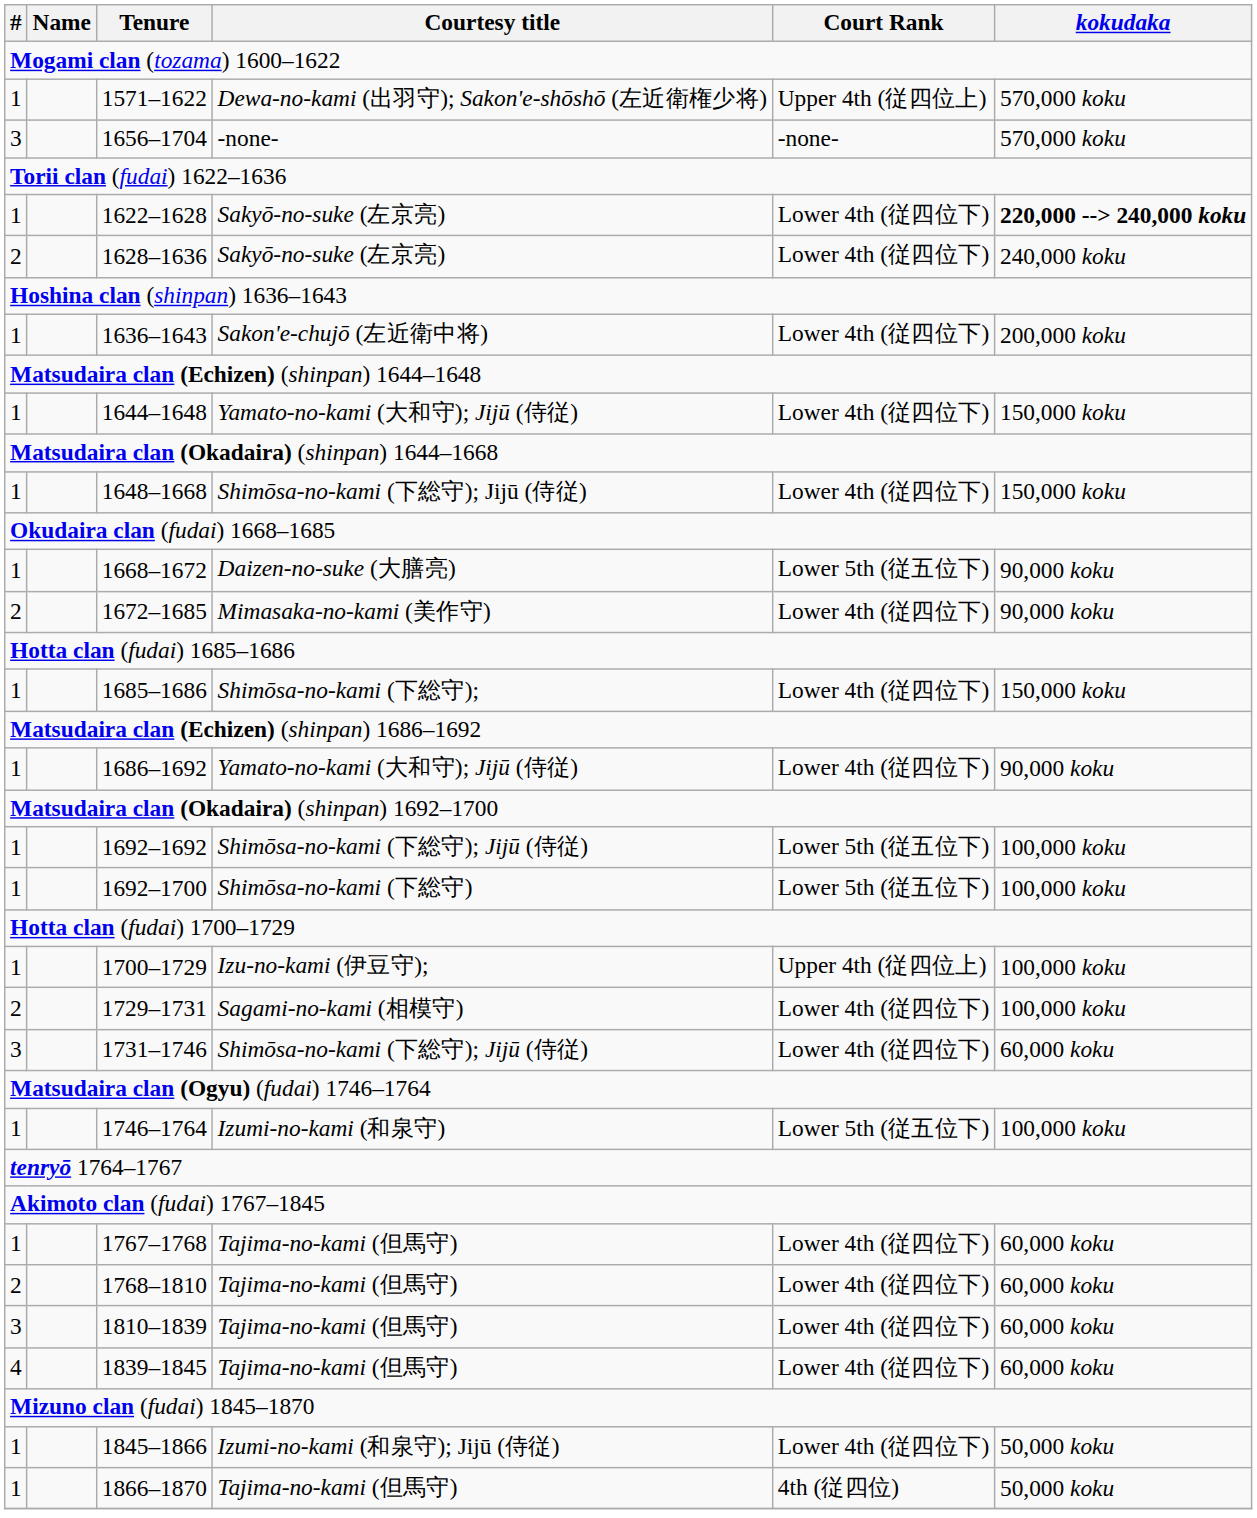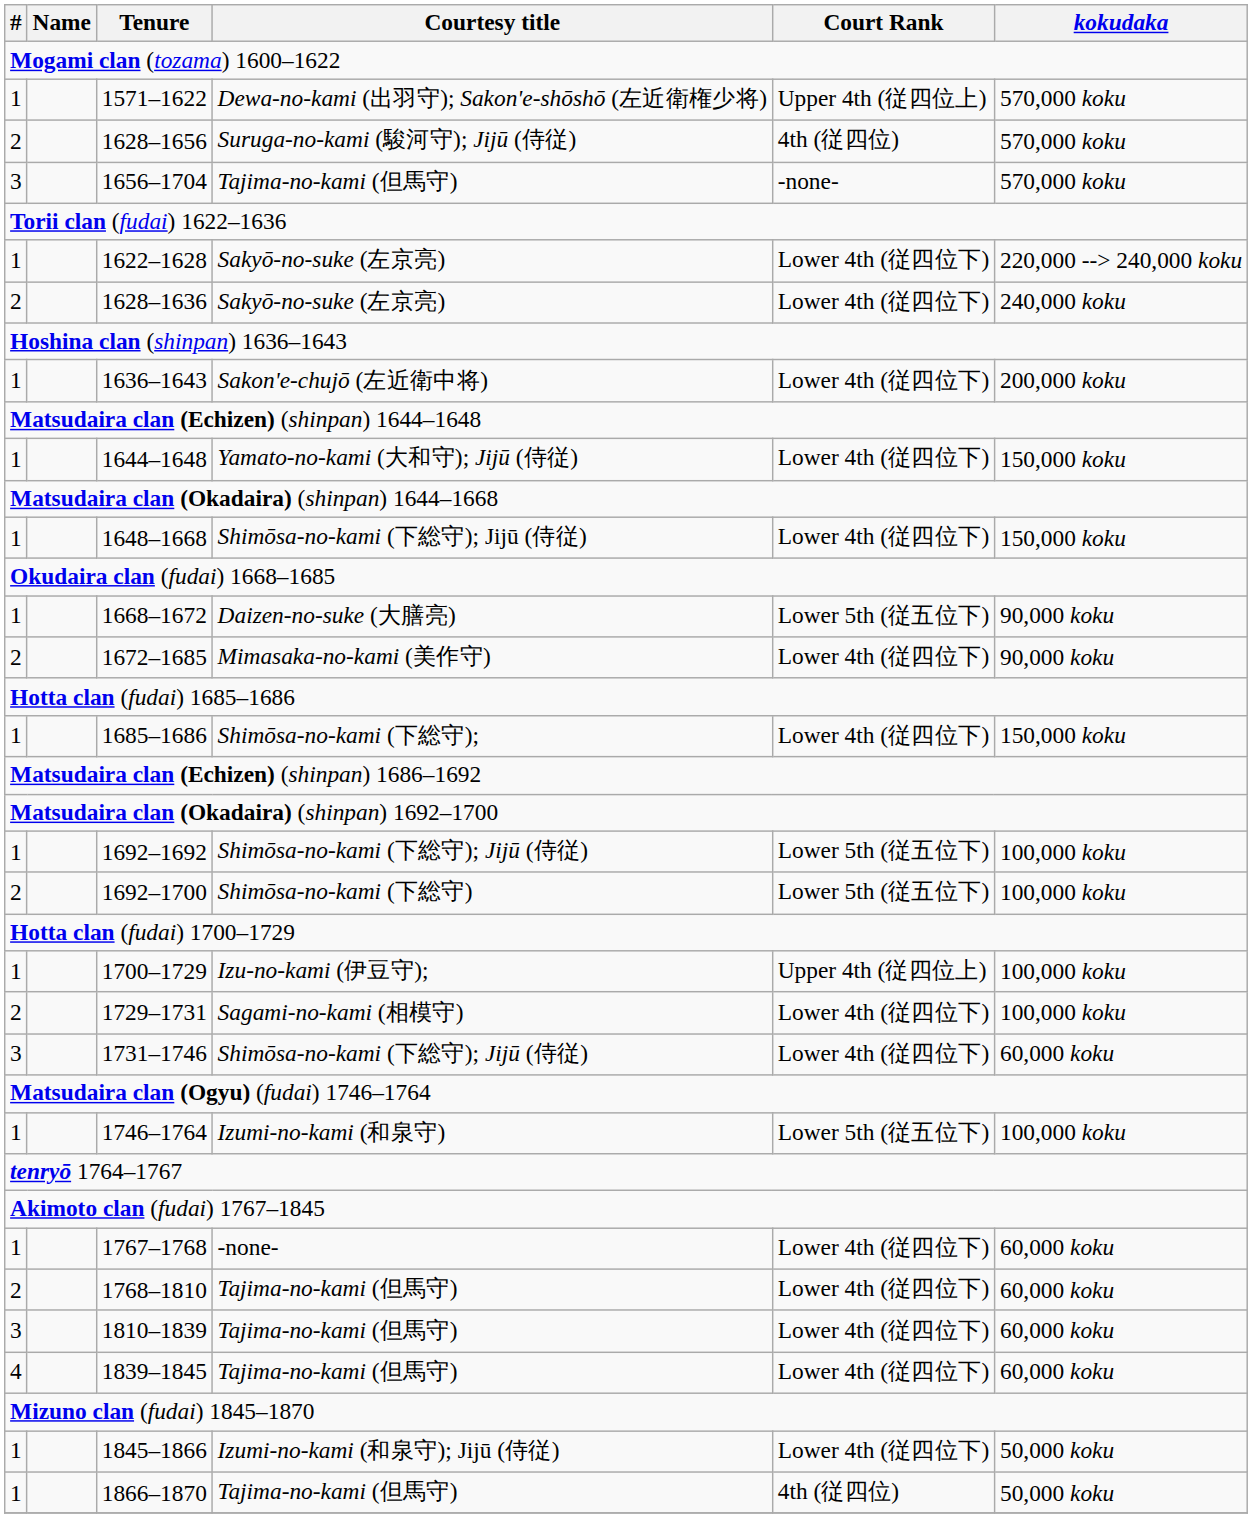+ row: (154, 140)
(248, 138) -none- -> (338, 181) Tajima-no-kami (但馬守)
(1123, 214) bold -> (1121, 260) normal
- row: (154, 768)
(16, 888) 1 -> (16, 892) 2
(338, 1243) Tajima-no-kami (但馬守) -> (248, 1248) -none-
